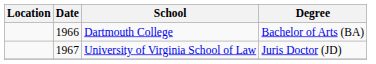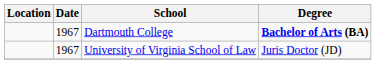(67, 31) 1966 -> (67, 31) 1967
(313, 31) normal -> (315, 31) bold
